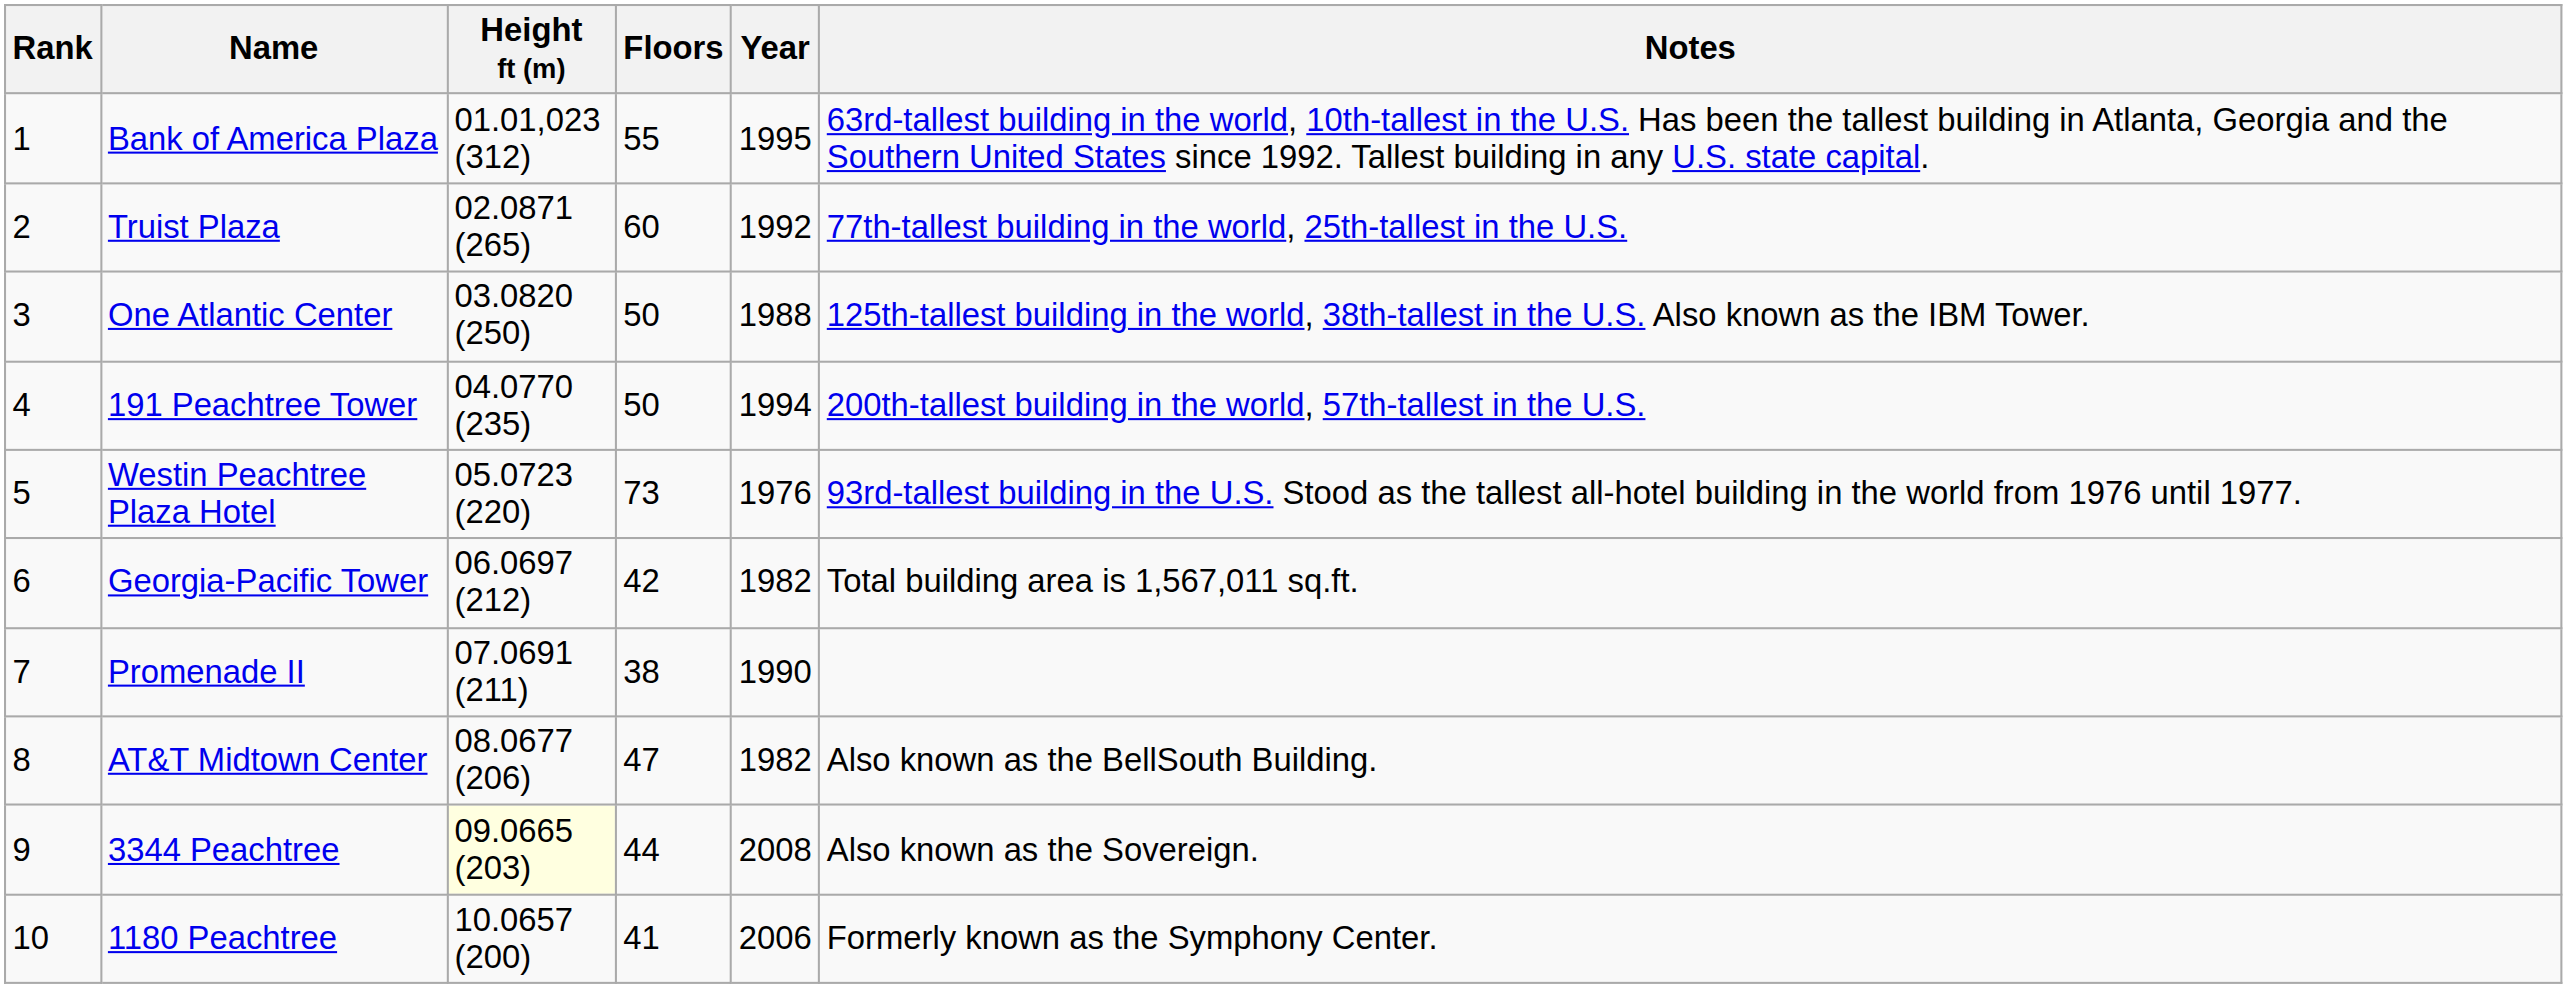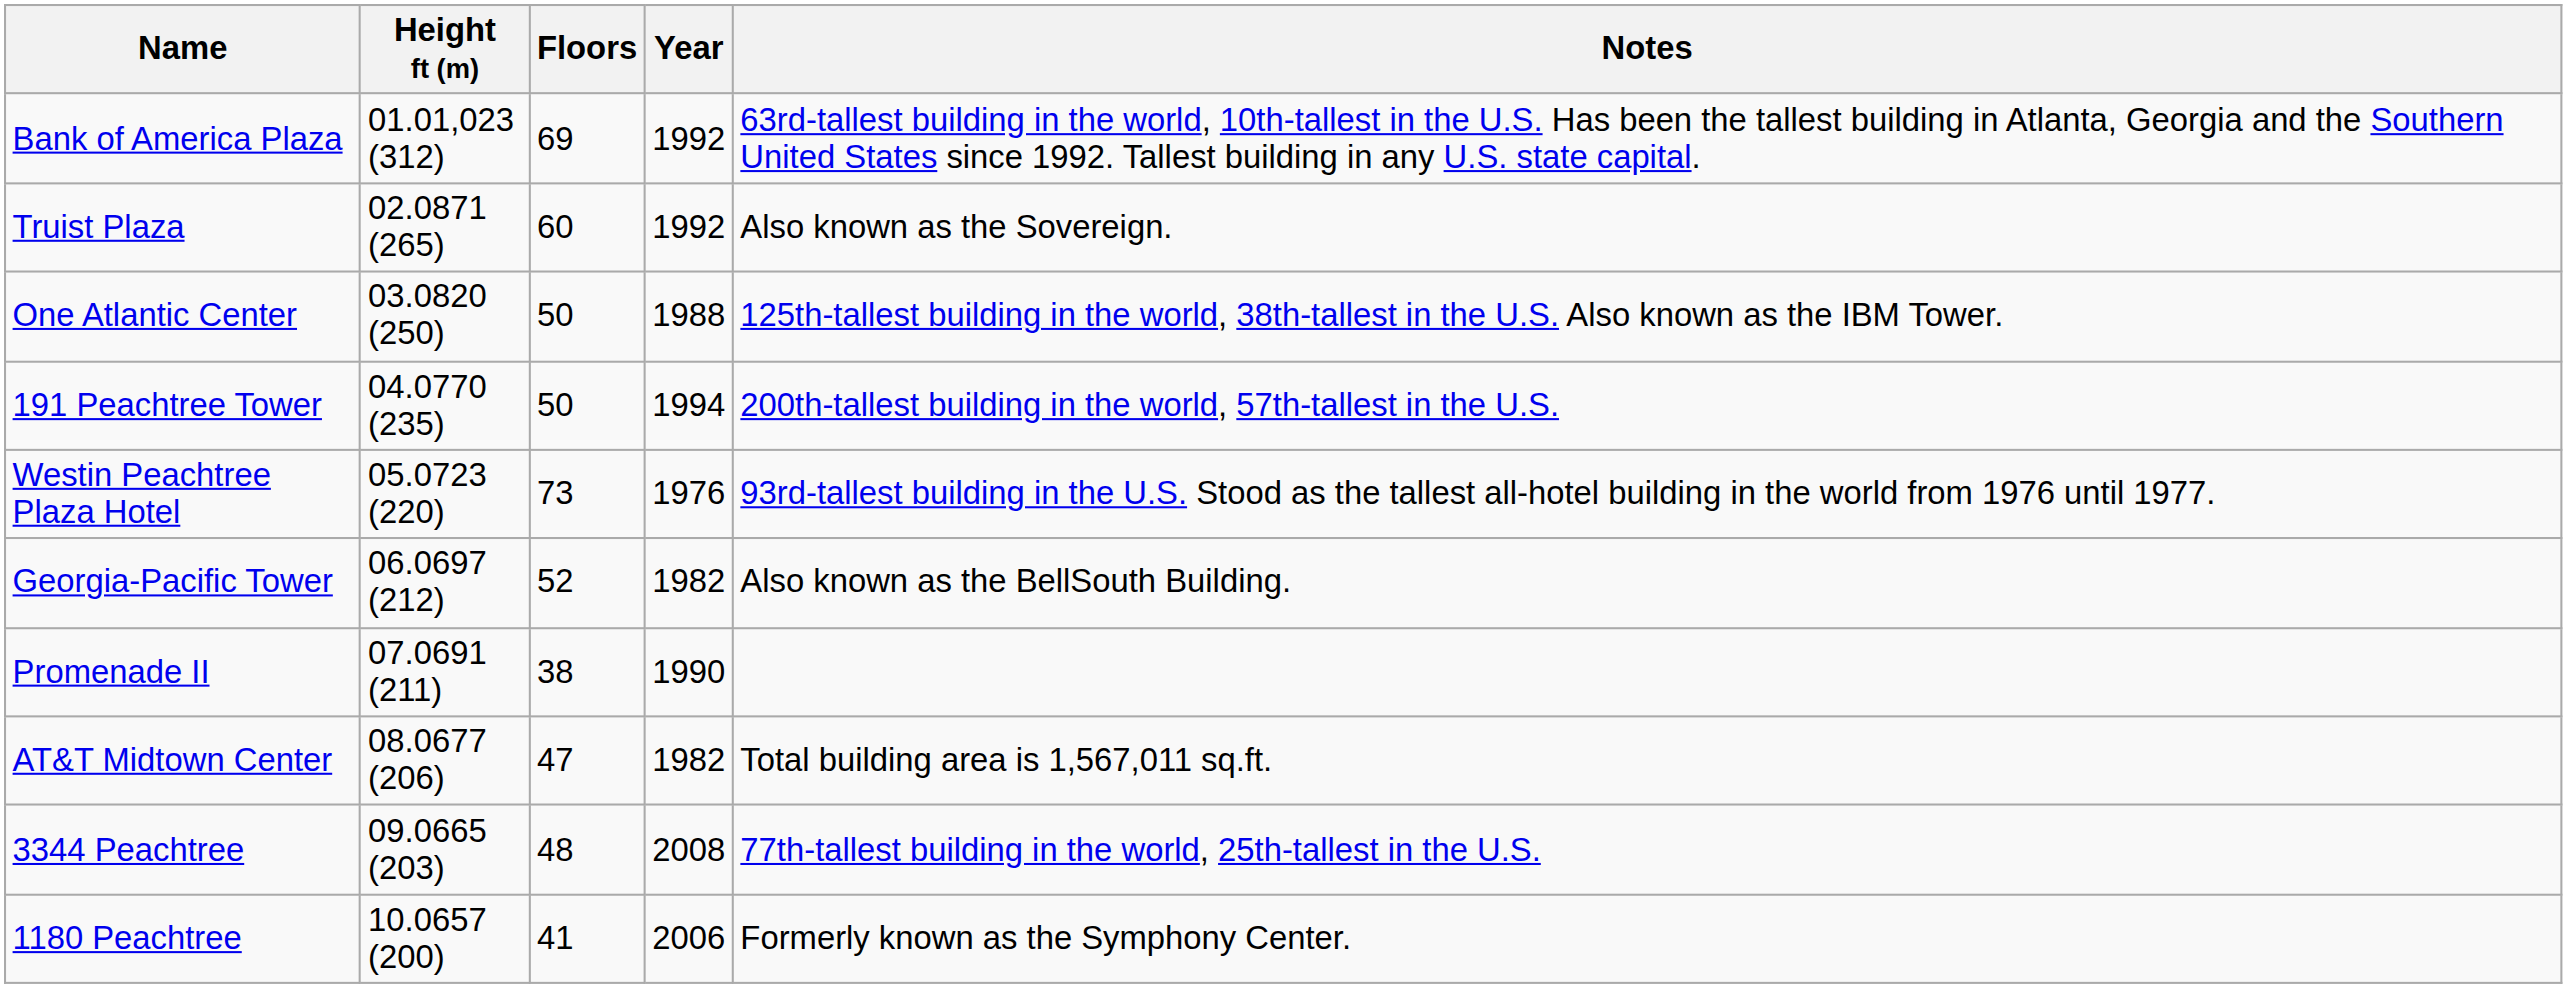- column: (53, 48)
(642, 137) 55 -> (555, 137) 69
(775, 137) 1995 -> (689, 137) 1992
(1227, 226) 77th-tallest building in the world, 25th-tallest in the U.S. -> (956, 226) Also known as the Sovereign.
(642, 582) 42 -> (555, 582) 52
(1093, 582) Total building area is 1,567,011 sq.ft. -> (1016, 582) Also known as the BellSouth Building.
(1102, 760) Also known as the BellSouth Building. -> (1006, 760) Total building area is 1,567,011 sq.ft.
(514, 849) lightyellow background -> (427, 849) no background
(642, 849) 44 -> (555, 849) 48
(1043, 849) Also known as the Sovereign. -> (1141, 849) 77th-tallest building in the world, 25th-tallest in the U.S.
